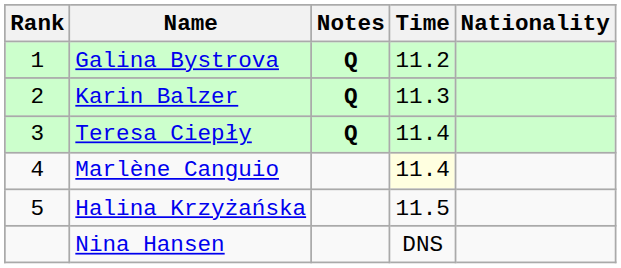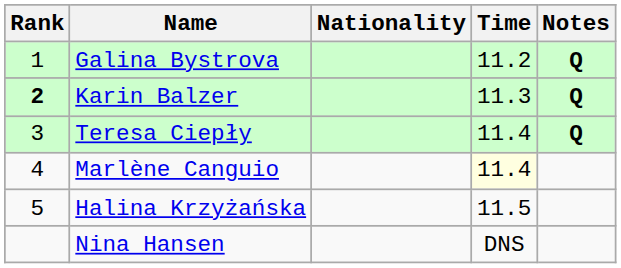columns swapped: (535, 23) <-> (351, 23)
(37, 97) normal -> (37, 97) bold
